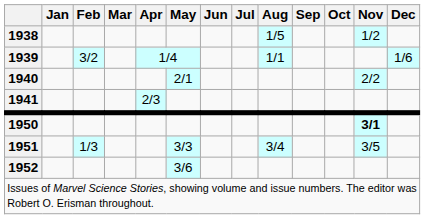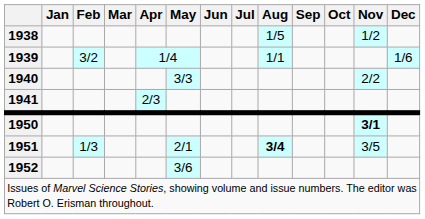(183, 78) 2/1 -> (183, 78) 3/3
(183, 146) 3/3 -> (183, 146) 2/1
(275, 146) normal -> (275, 146) bold
